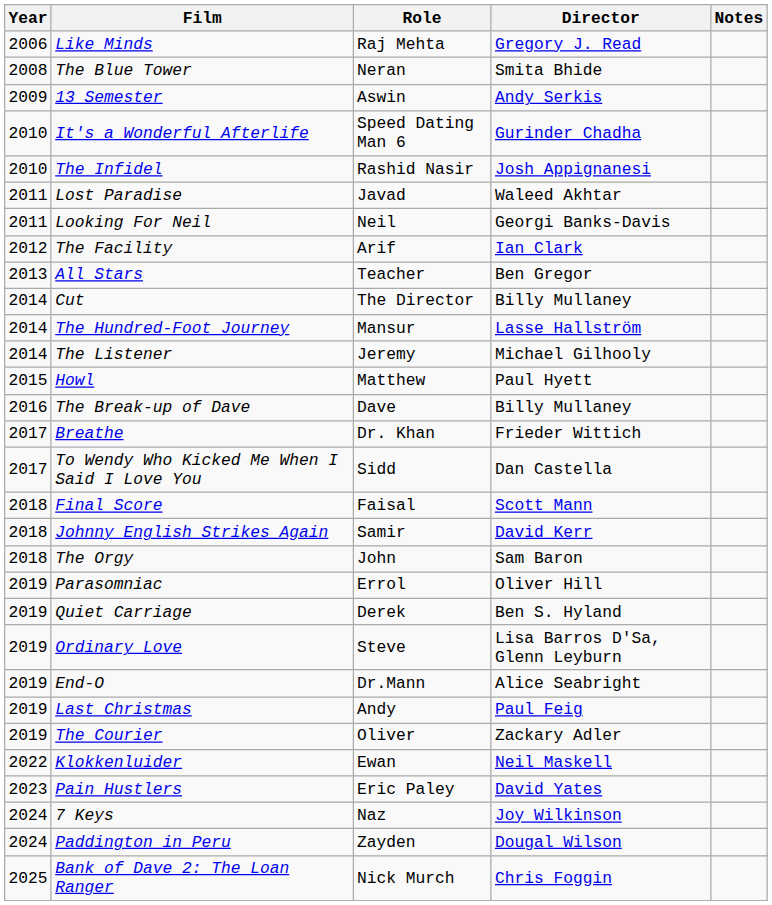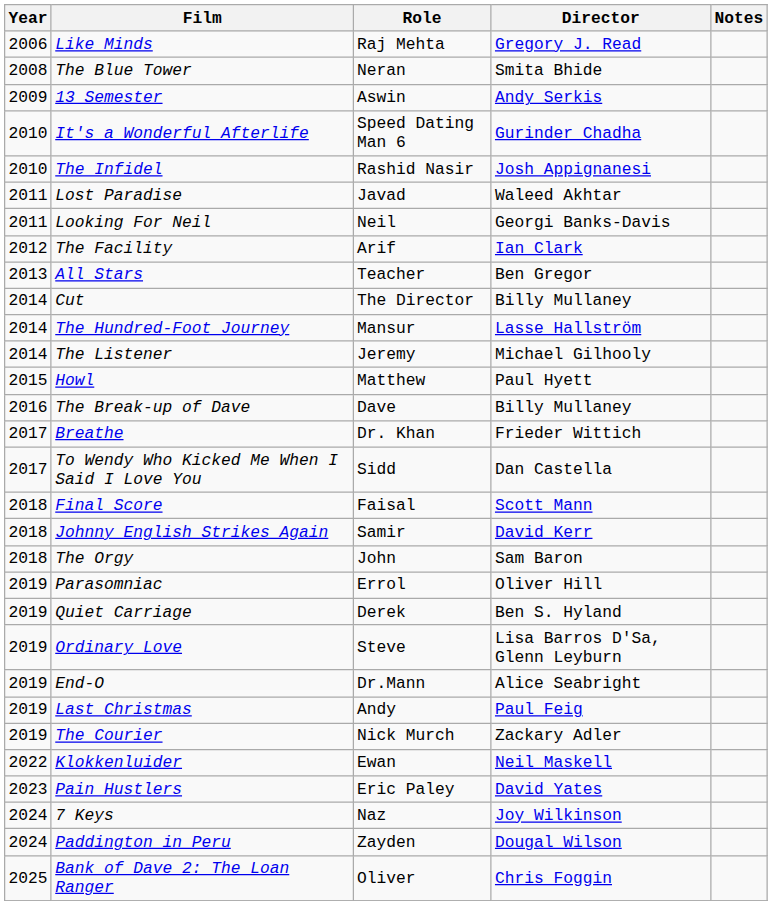(386, 736) Oliver -> (406, 736) Nick Murch
(406, 878) Nick Murch -> (386, 878) Oliver
